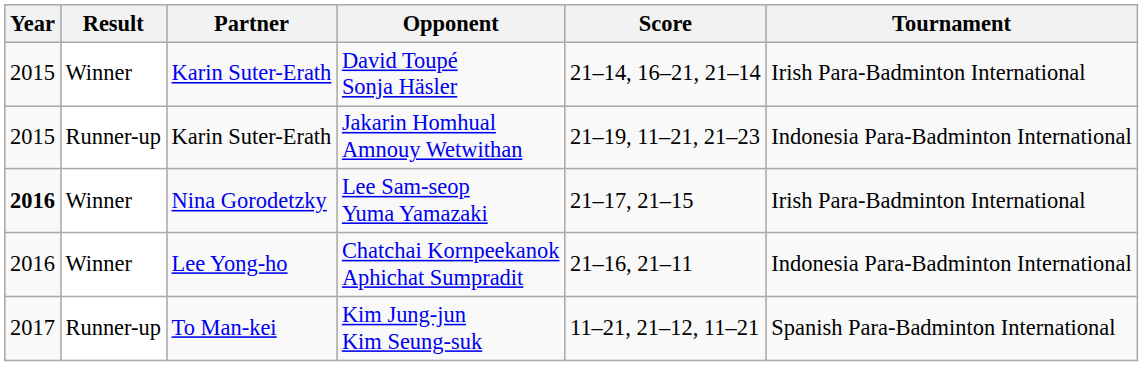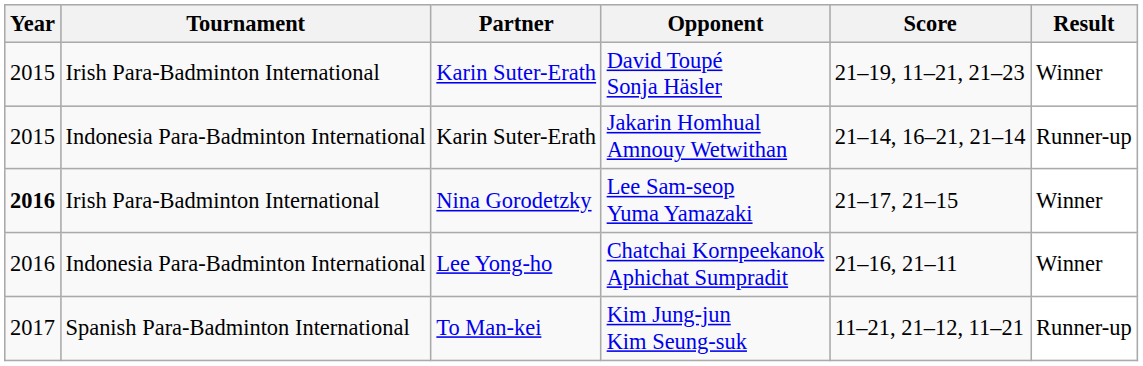columns swapped: (952, 23) <-> (113, 23)
(665, 73) 21–14, 16–21, 21–14 -> (930, 73) 21–19, 11–21, 21–23
(665, 137) 21–19, 11–21, 21–23 -> (930, 137) 21–14, 16–21, 21–14
